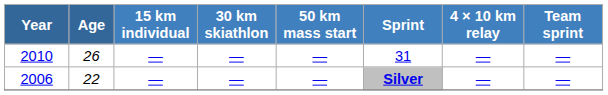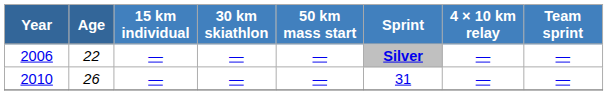rows swapped: (37, 79) <-> (37, 56)
